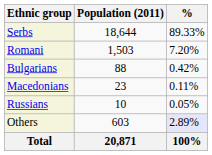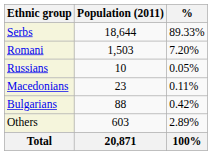rows swapped: (32, 68) <-> (28, 104)
(184, 123) lavender background -> (184, 123) no background
